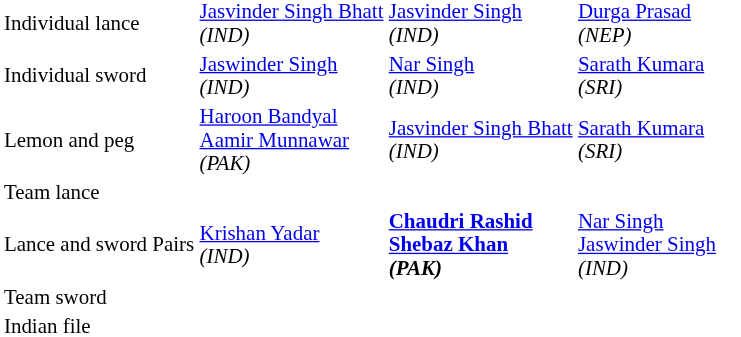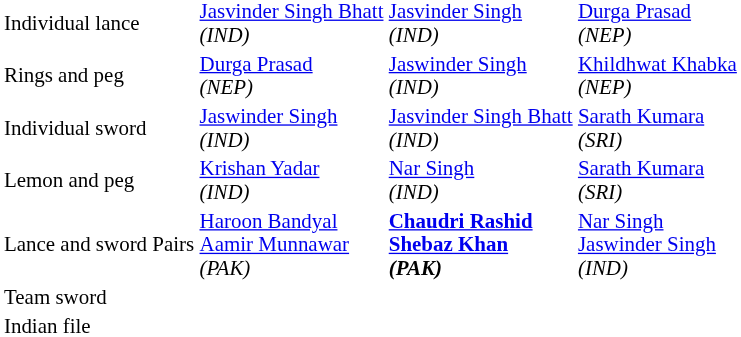+ row: (64, 75)
(432, 75) Nar Singh (IND) -> (481, 128) Jasvinder Singh Bhatt (IND)
(274, 139) Haroon Bandyal Aamir Munnawar (PAK) -> (259, 180) Krishan Yadar (IND)
(481, 139) Jasvinder Singh Bhatt (IND) -> (432, 180) Nar Singh (IND)
- row: (52, 192)
(259, 244) Krishan Yadar (IND) -> (274, 244) Haroon Bandyal Aamir Munnawar (PAK)
